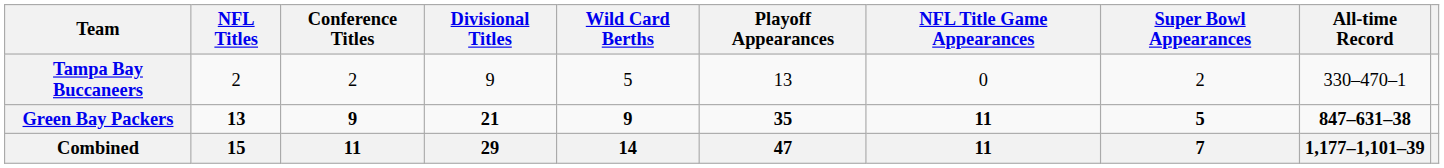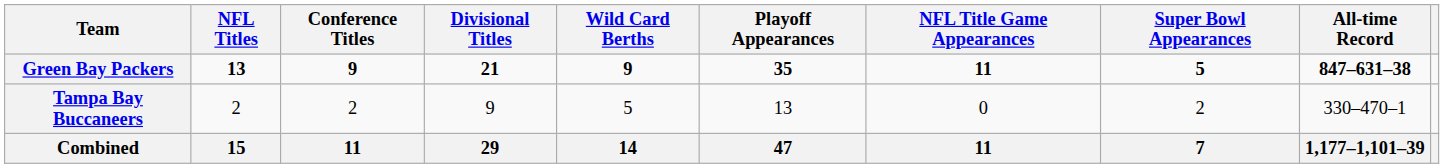rows swapped: (98, 79) <-> (98, 118)
